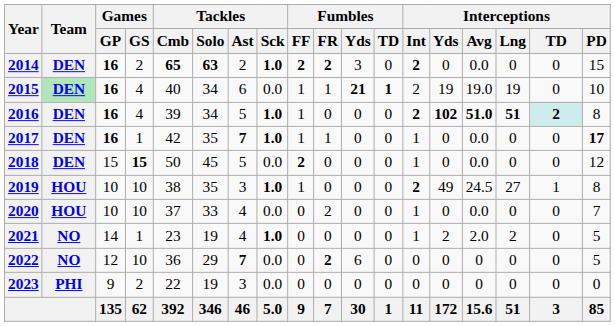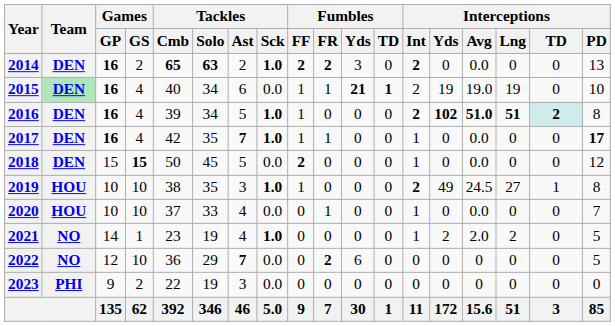(597, 65) 15 -> (597, 65) 13
(139, 138) 1 -> (139, 138) 4
(328, 211) 2 -> (328, 211) 1
